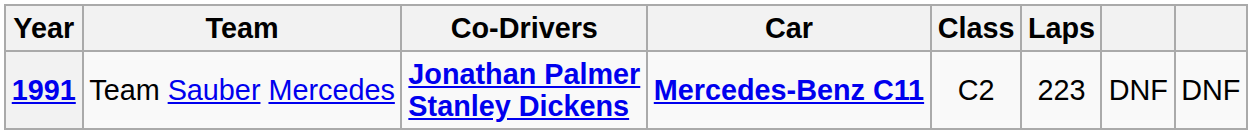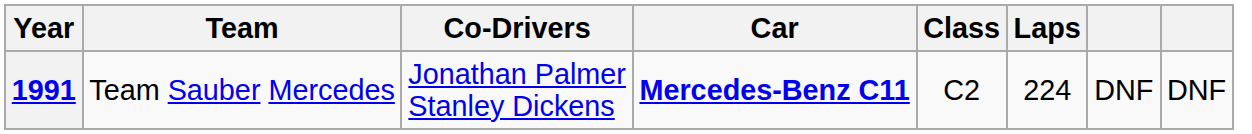(524, 90) bold -> (517, 90) normal
(1062, 90) 223 -> (1047, 90) 224
